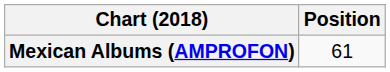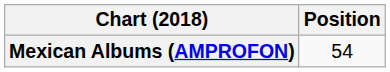(342, 50) 61 -> (342, 50) 54
